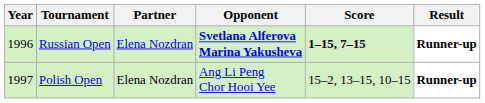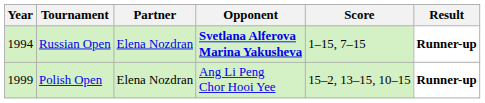(20, 44) 1996 -> (20, 44) 1994
(337, 44) bold -> (337, 44) normal
(20, 80) 1997 -> (20, 80) 1999
